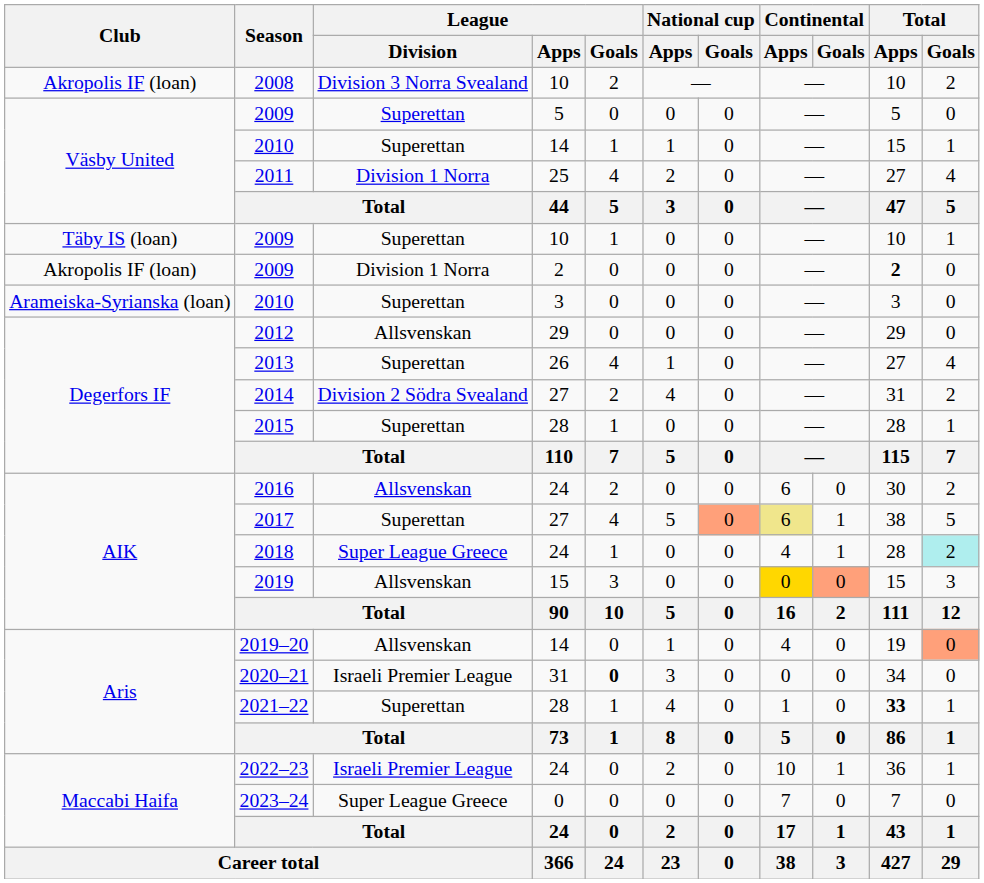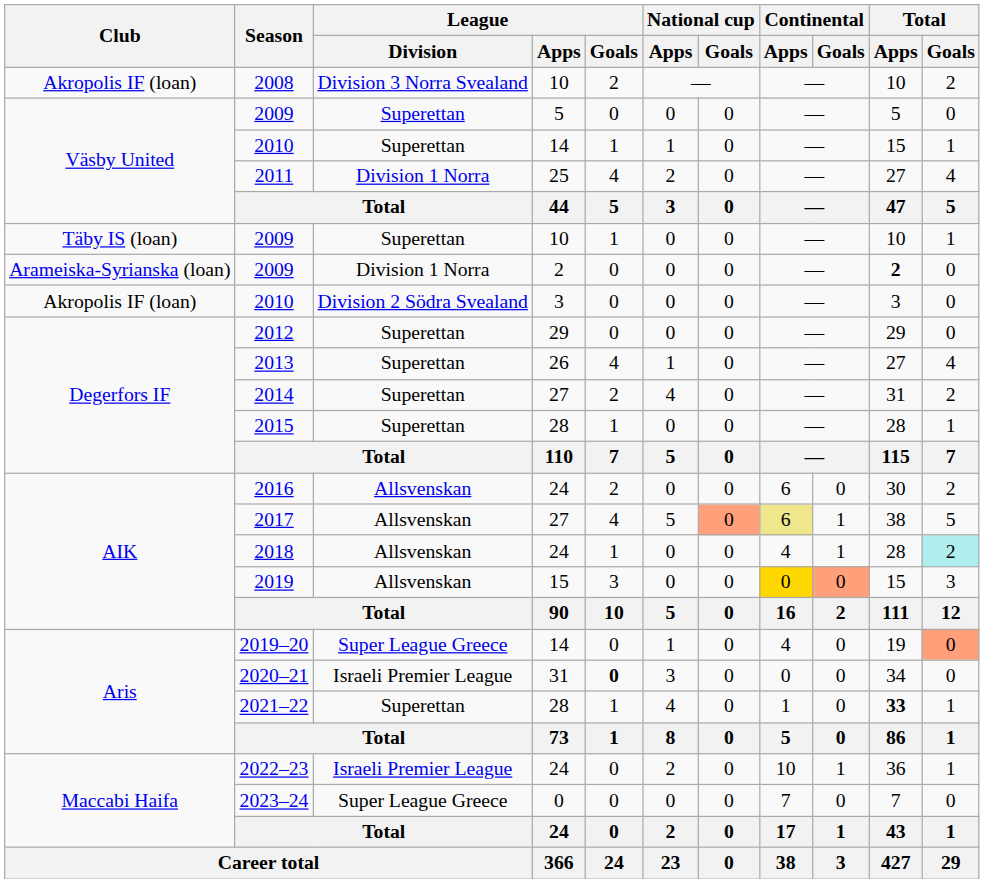(120, 269) Akropolis IF (loan) -> (120, 269) Arameiska-Syrianska (loan)
(120, 301) Arameiska-Syrianska (loan) -> (120, 301) Akropolis IF (loan)
(423, 301) Superettan -> (423, 301) Division 2 Södra Svealand
(423, 332) Allsvenskan -> (423, 332) Superettan
(423, 394) Division 2 Södra Svealand -> (423, 394) Superettan
(423, 519) Superettan -> (423, 519) Allsvenskan
(423, 550) Super League Greece -> (423, 550) Allsvenskan
(423, 644) Allsvenskan -> (423, 644) Super League Greece
